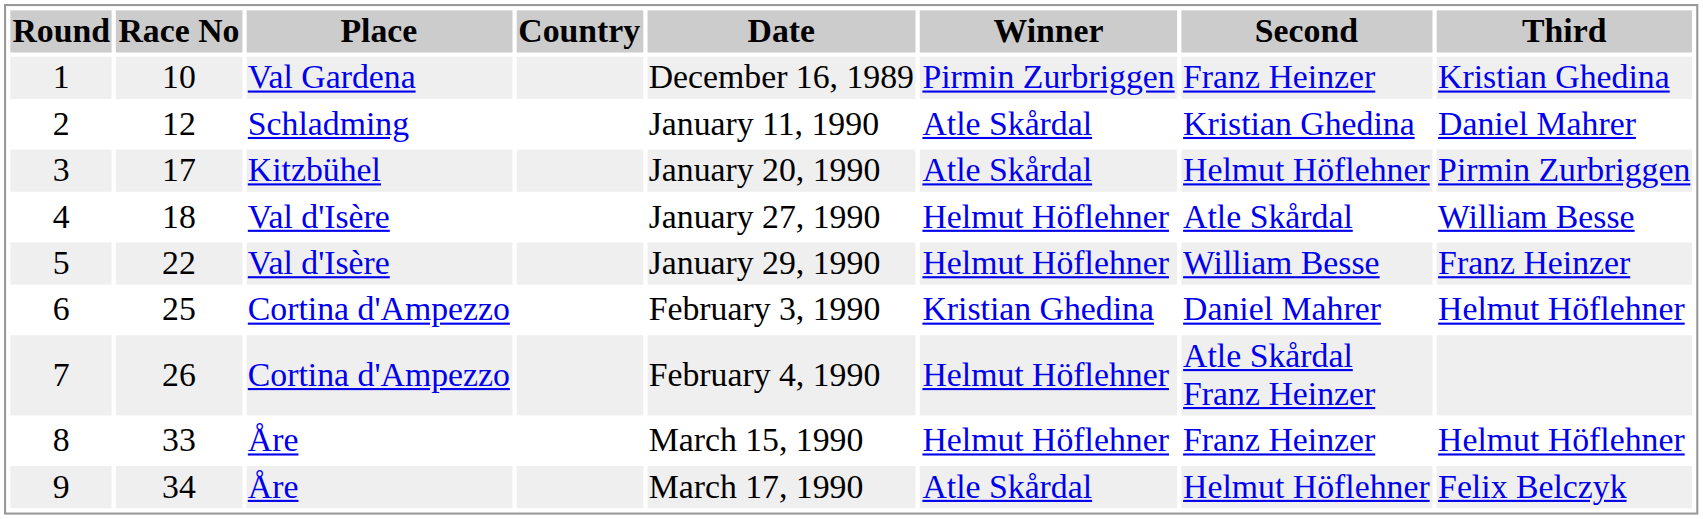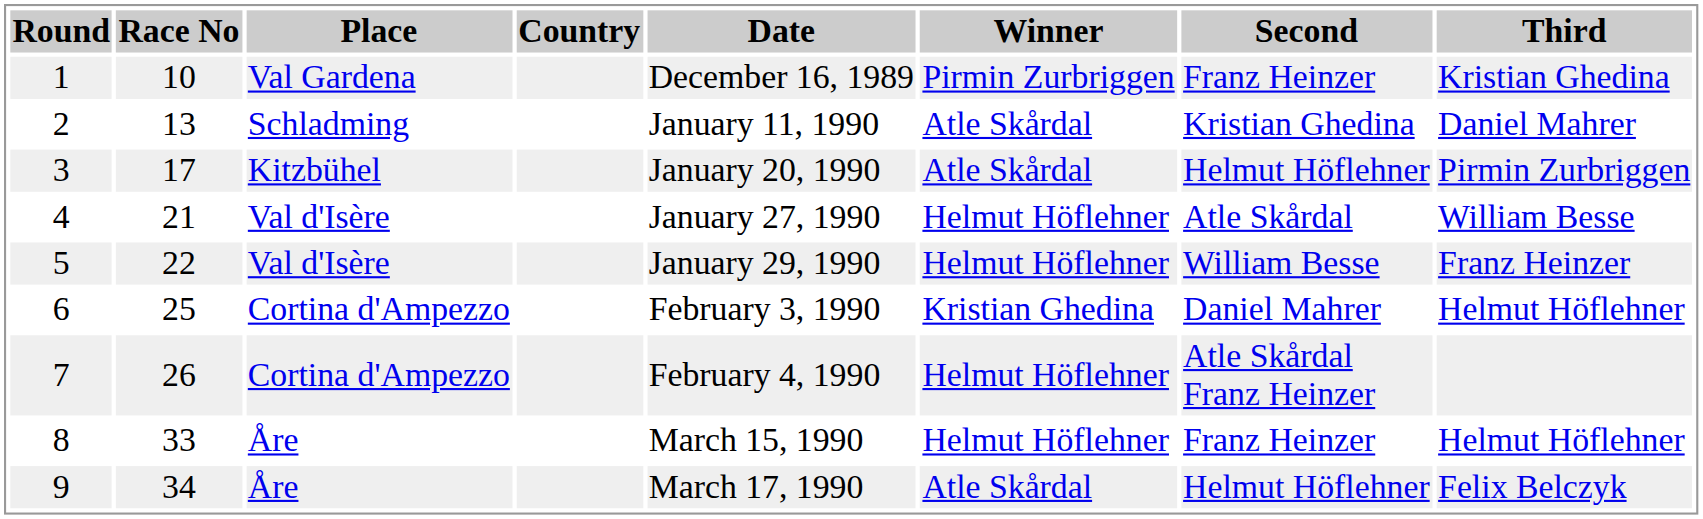(179, 123) 12 -> (179, 123) 13
(179, 216) 18 -> (179, 216) 21
